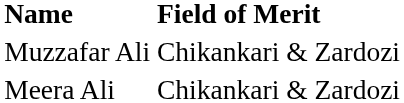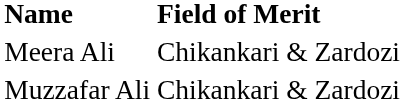rows swapped: (77, 52) <-> (60, 89)
